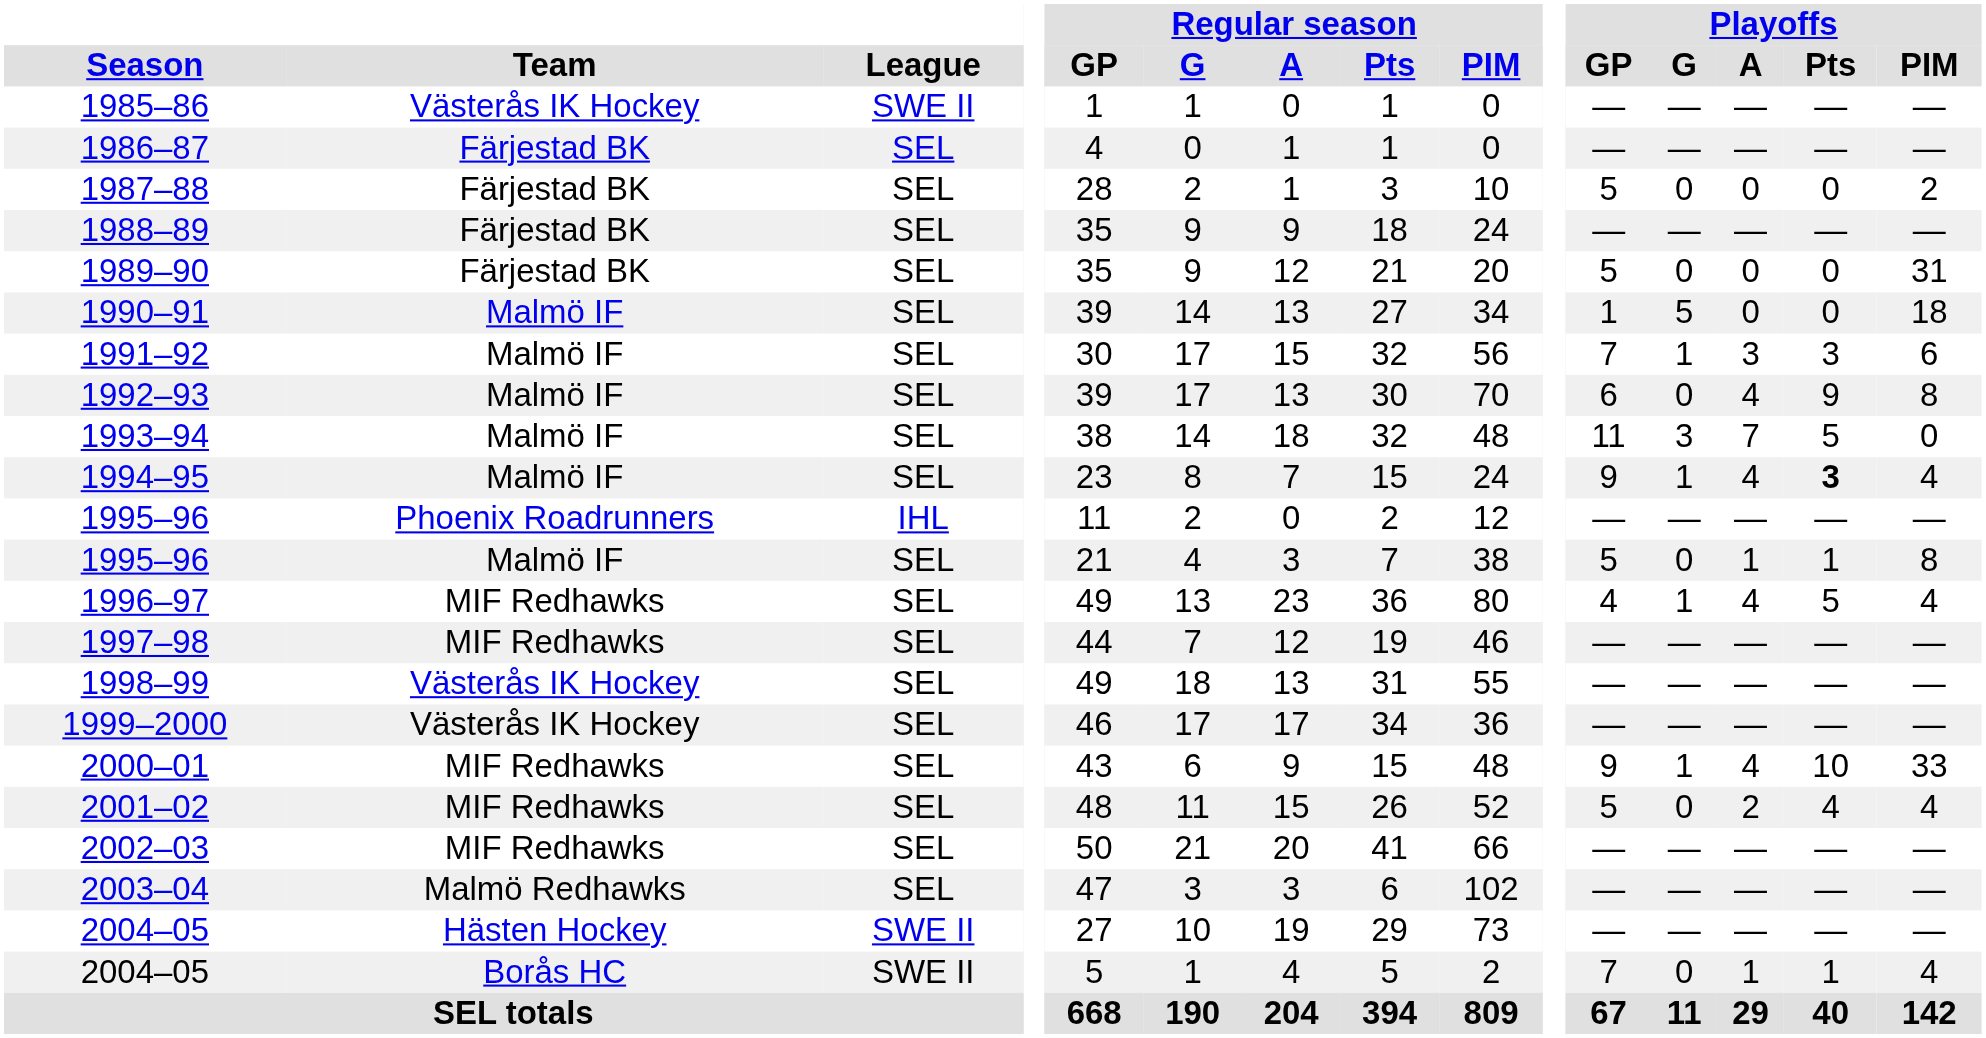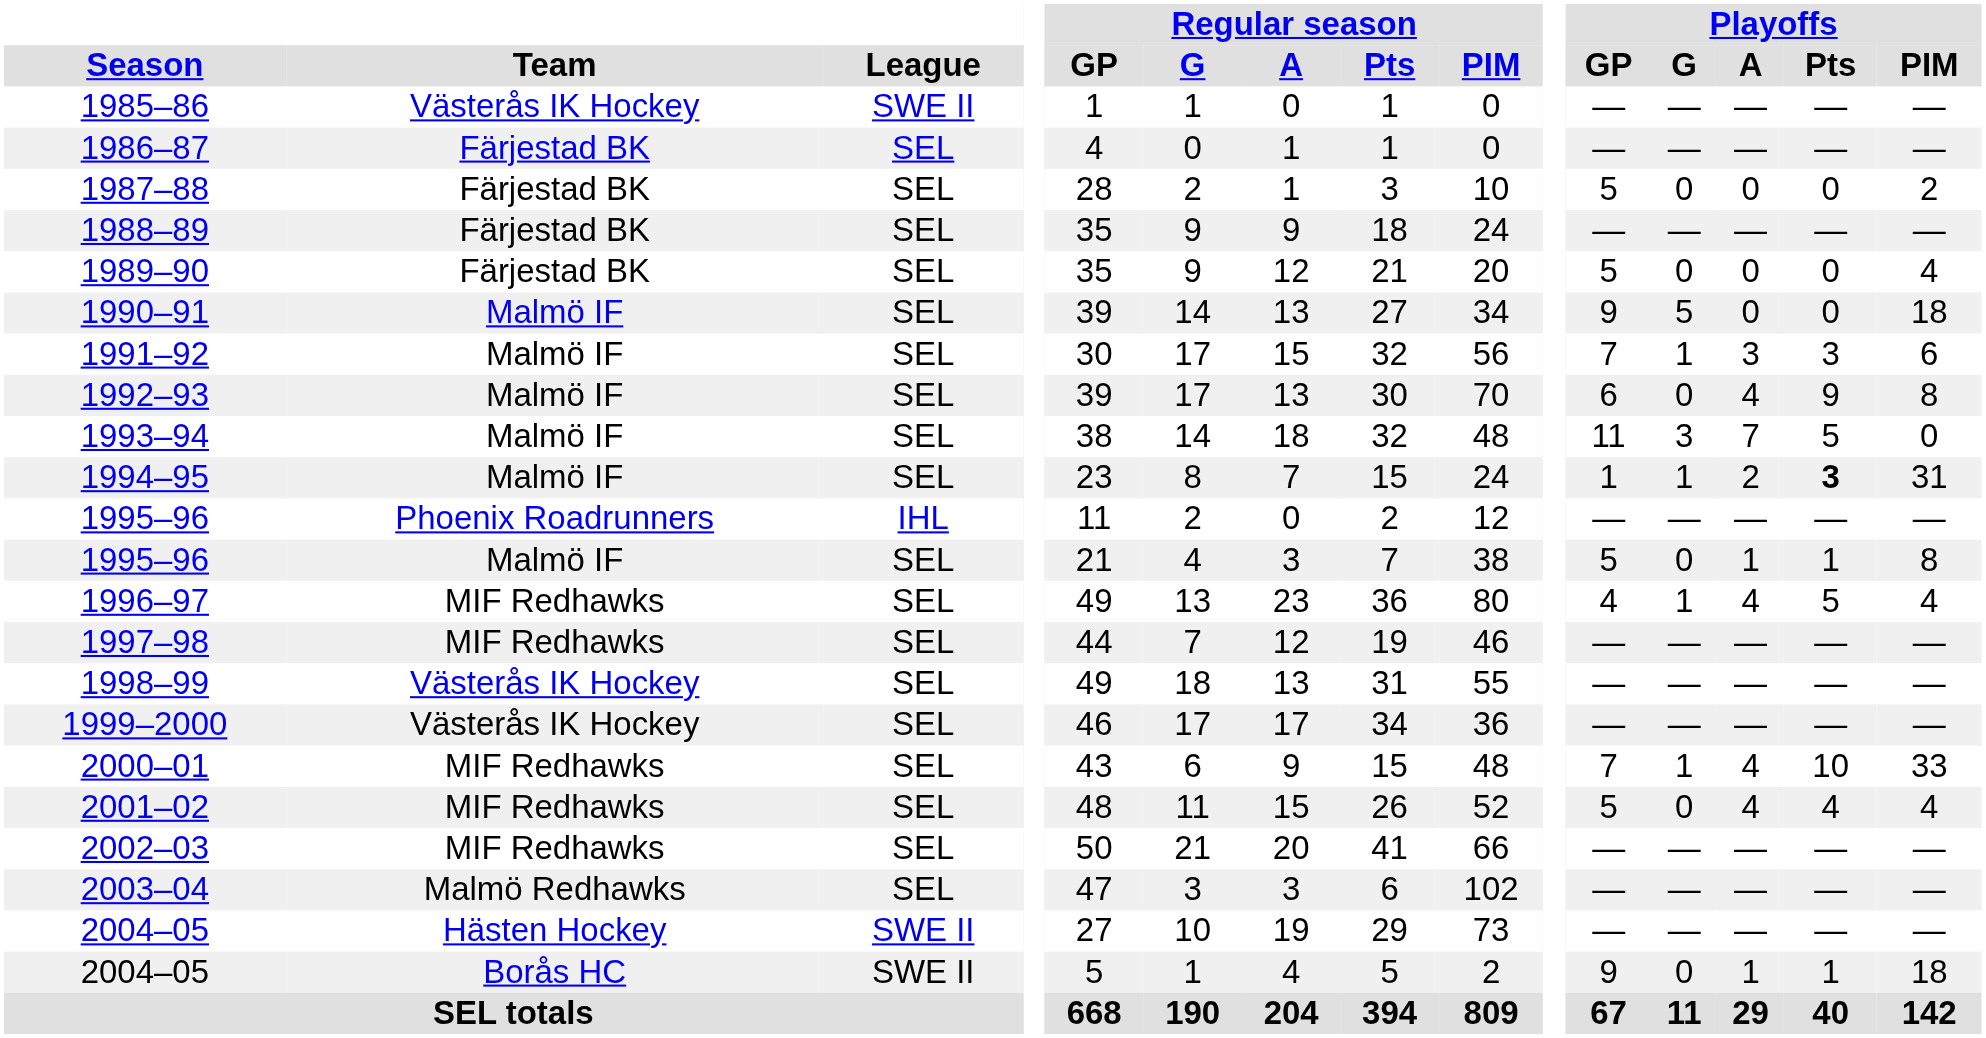(1929, 271) 31 -> (1929, 271) 4
(1609, 312) 1 -> (1609, 312) 9
(1609, 477) 9 -> (1609, 477) 1
(1751, 477) 4 -> (1751, 477) 2
(1929, 477) 4 -> (1929, 477) 31
(1609, 765) 9 -> (1609, 765) 7
(1751, 806) 2 -> (1751, 806) 4
(1609, 971) 7 -> (1609, 971) 9
(1929, 971) 4 -> (1929, 971) 18
